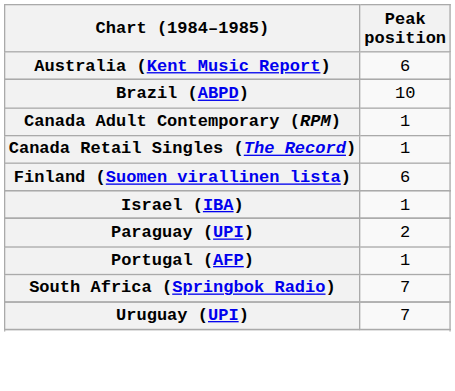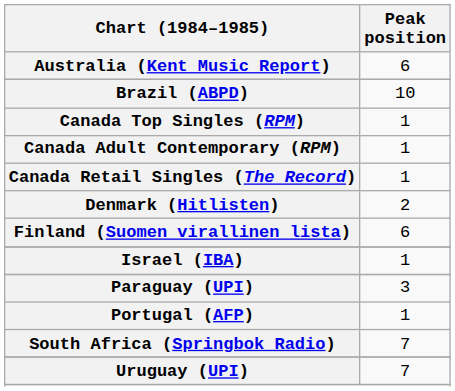+ row: (182, 121)
+ row: (182, 205)
(405, 232) 2 -> (405, 288) 3
